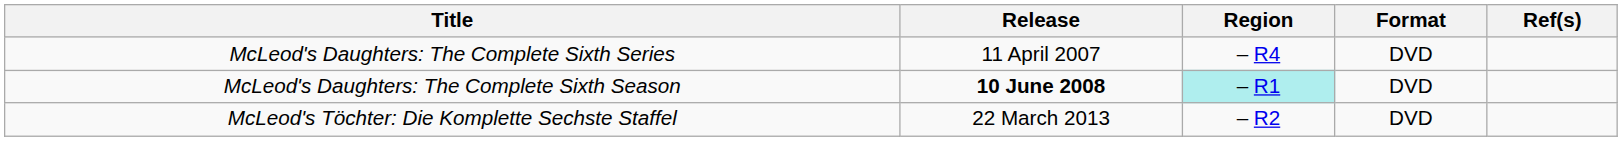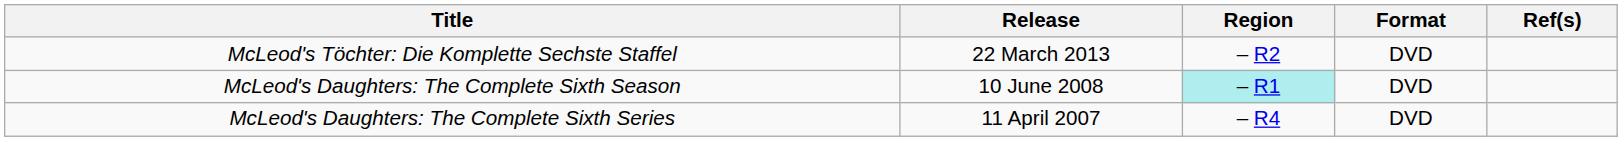rows swapped: (452, 53) <-> (452, 119)
(1041, 86) bold -> (1041, 86) normal
